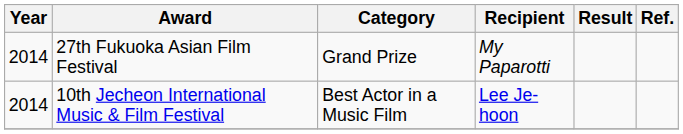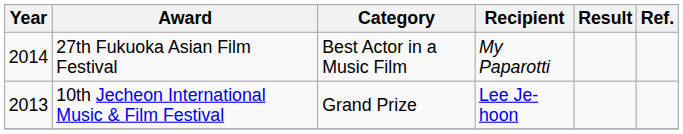(370, 56) Grand Prize -> (379, 56) Best Actor in a Music Film
(28, 104) 2014 -> (28, 104) 2013
(379, 104) Best Actor in a Music Film -> (370, 104) Grand Prize
